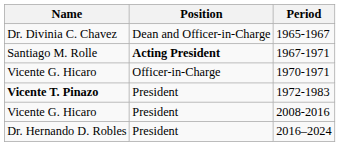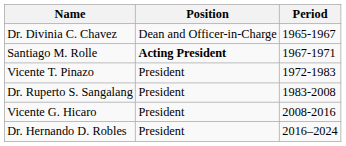- row: (303, 72)
(53, 92) bold -> (51, 72) normal
+ row: (309, 92)
